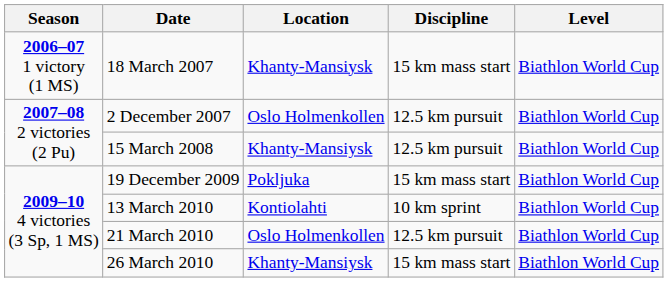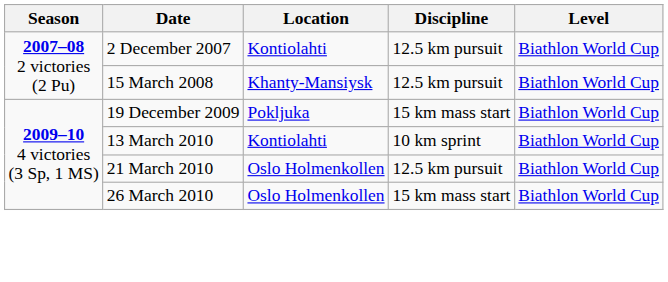- row: (160, 65)
(316, 115) Oslo Holmenkollen -> (287, 48) Kontiolahti
(310, 262) Khanty-Mansiysk -> (316, 195) Oslo Holmenkollen
